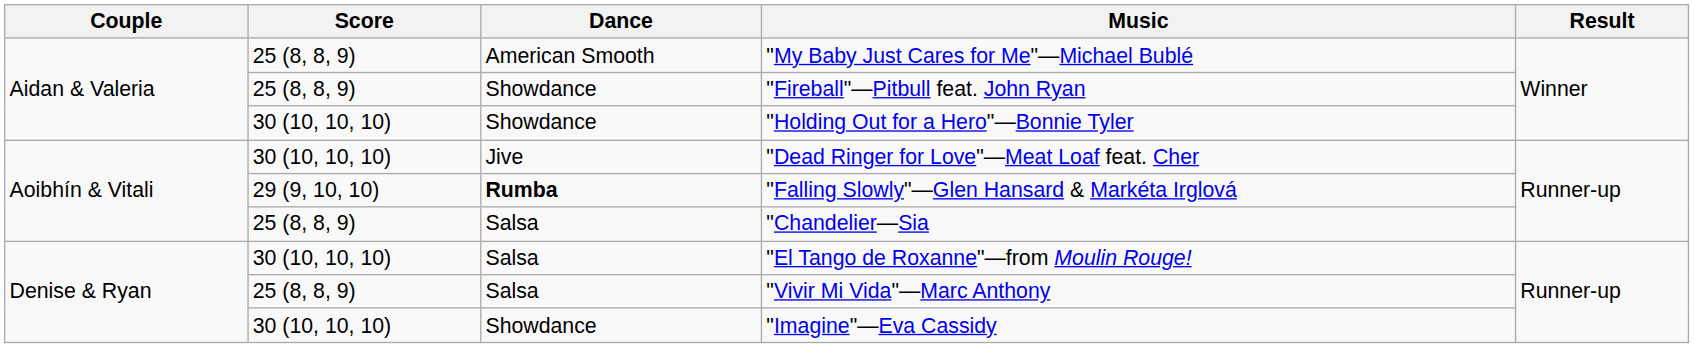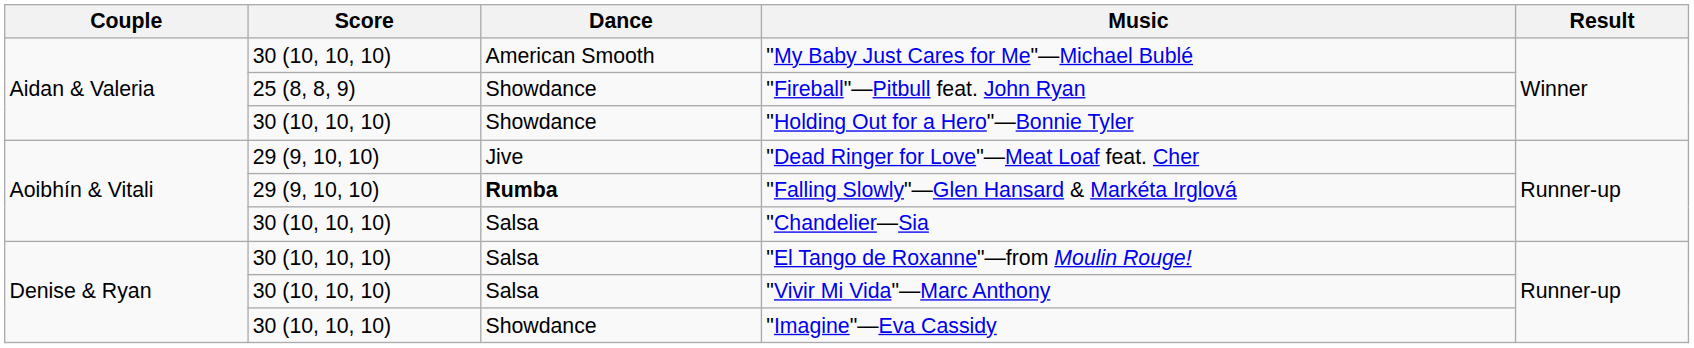(304, 55) 25 (8, 8, 9) -> (322, 55) 30 (10, 10, 10)
(322, 156) 30 (10, 10, 10) -> (316, 156) 29 (9, 10, 10)
(304, 223) 25 (8, 8, 9) -> (322, 223) 30 (10, 10, 10)
(304, 291) 25 (8, 8, 9) -> (322, 291) 30 (10, 10, 10)
